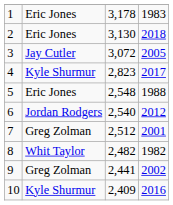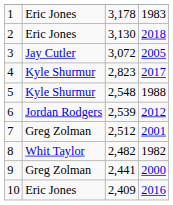(51, 92) Eric Jones -> (60, 92) Kyle Shurmur
(122, 111) 2,540 -> (122, 111) 2,539
(154, 170) 2002 -> (154, 170) 2000
(60, 190) Kyle Shurmur -> (51, 190) Eric Jones
